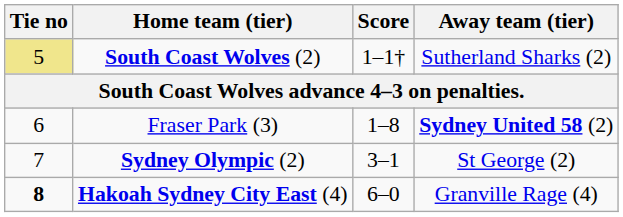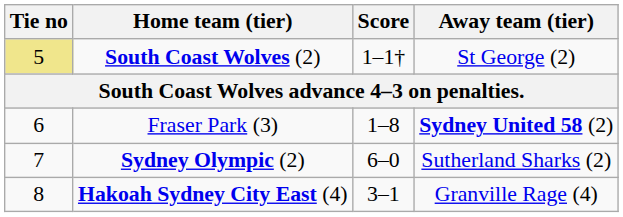(516, 56) Sutherland Sharks (2) -> (516, 56) St George (2)
(383, 159) 3–1 -> (383, 159) 6–0
(516, 159) St George (2) -> (516, 159) Sutherland Sharks (2)
(39, 194) bold -> (39, 194) normal
(383, 194) 6–0 -> (383, 194) 3–1
